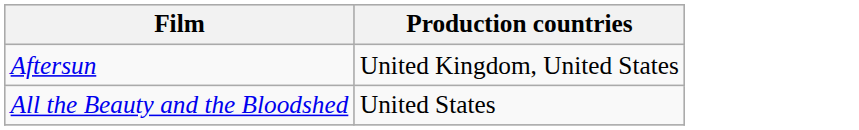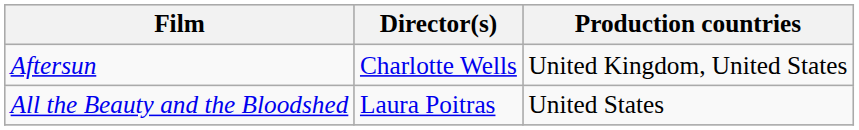+ column: (438, 24)
